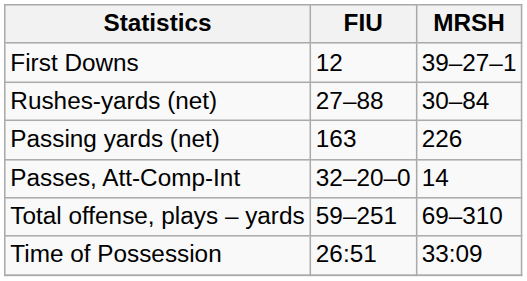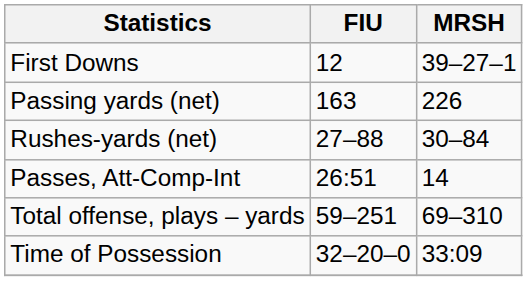rows swapped: (114, 100) <-> (115, 139)
(363, 178) 32–20–0 -> (346, 178) 26:51
(346, 255) 26:51 -> (363, 255) 32–20–0
